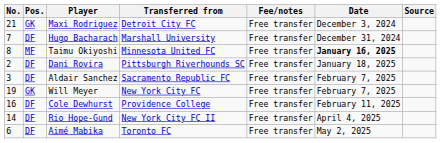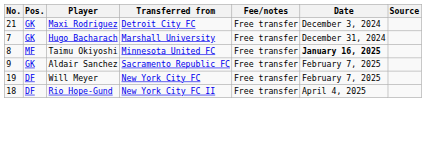(30, 38) DF -> (30, 38) GK
- row: (76, 64)
(9, 78) 3 -> (9, 64) 9
(30, 78) DF -> (30, 64) GK
(30, 91) GK -> (30, 78) DF
- row: (81, 104)
(11, 118) 14 -> (11, 91) 18
- row: (76, 131)
